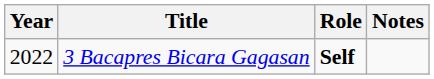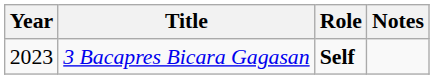(31, 56) 2022 -> (31, 56) 2023
